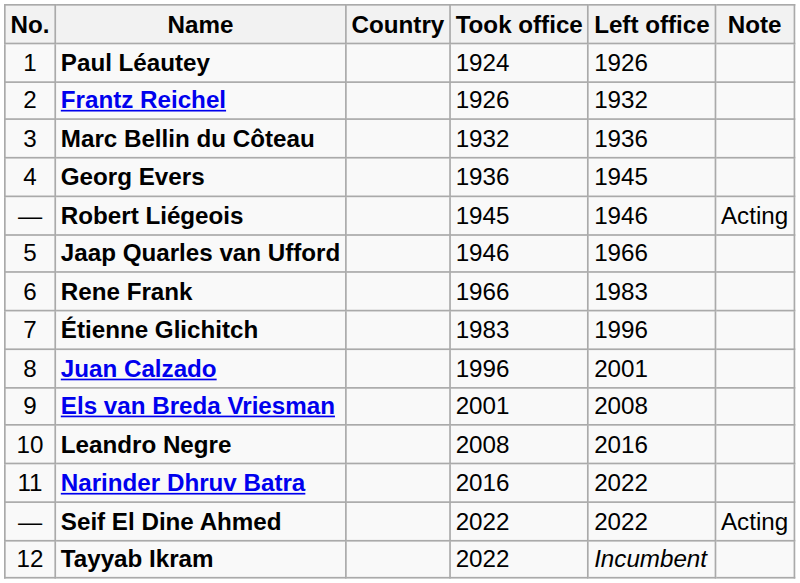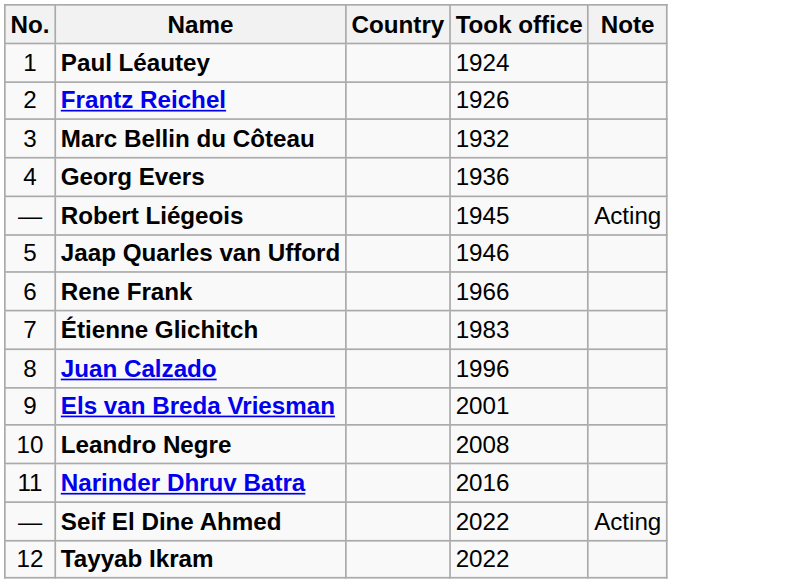- column: (652, 24)
